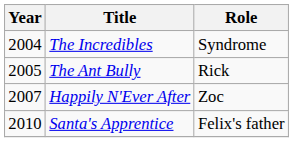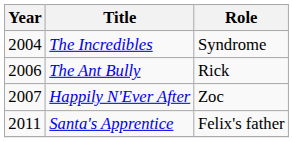(25, 70) 2005 -> (25, 70) 2006
(25, 123) 2010 -> (25, 123) 2011
